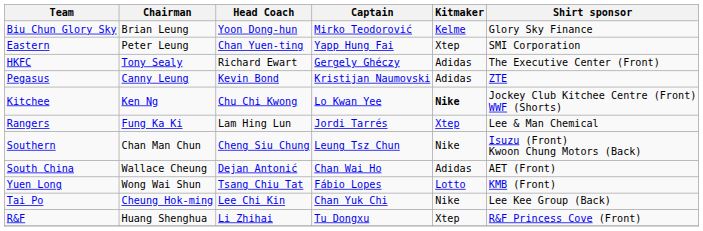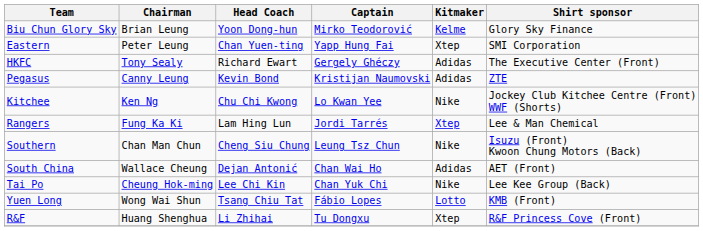(447, 101) bold -> (447, 101) normal
rows swapped: (25, 201) <-> (34, 185)
